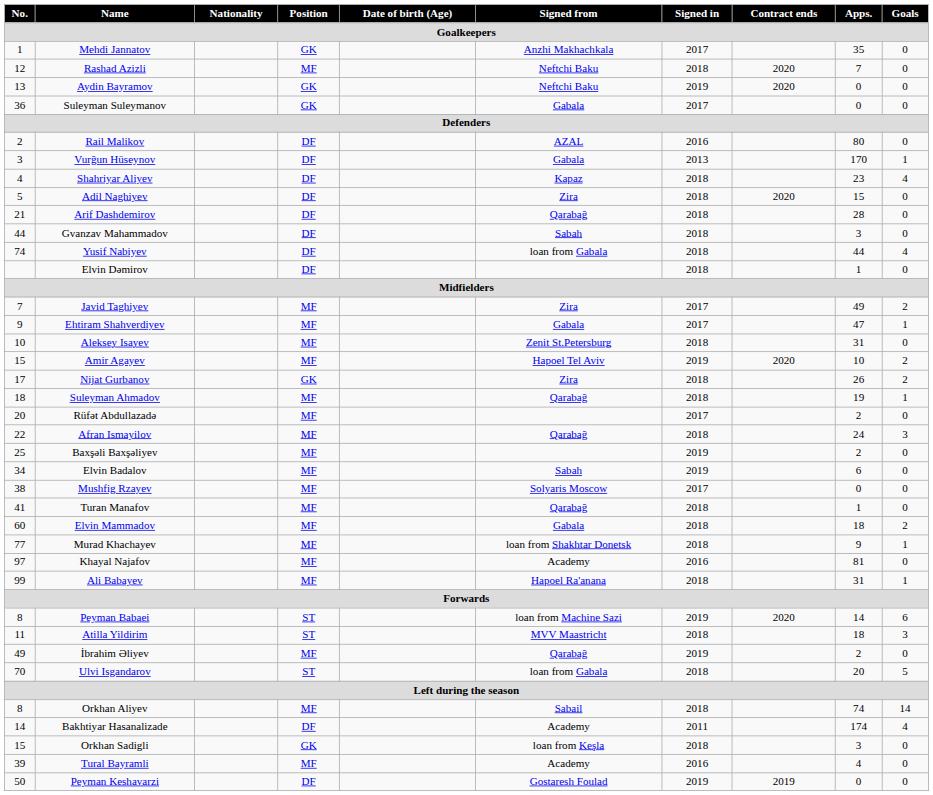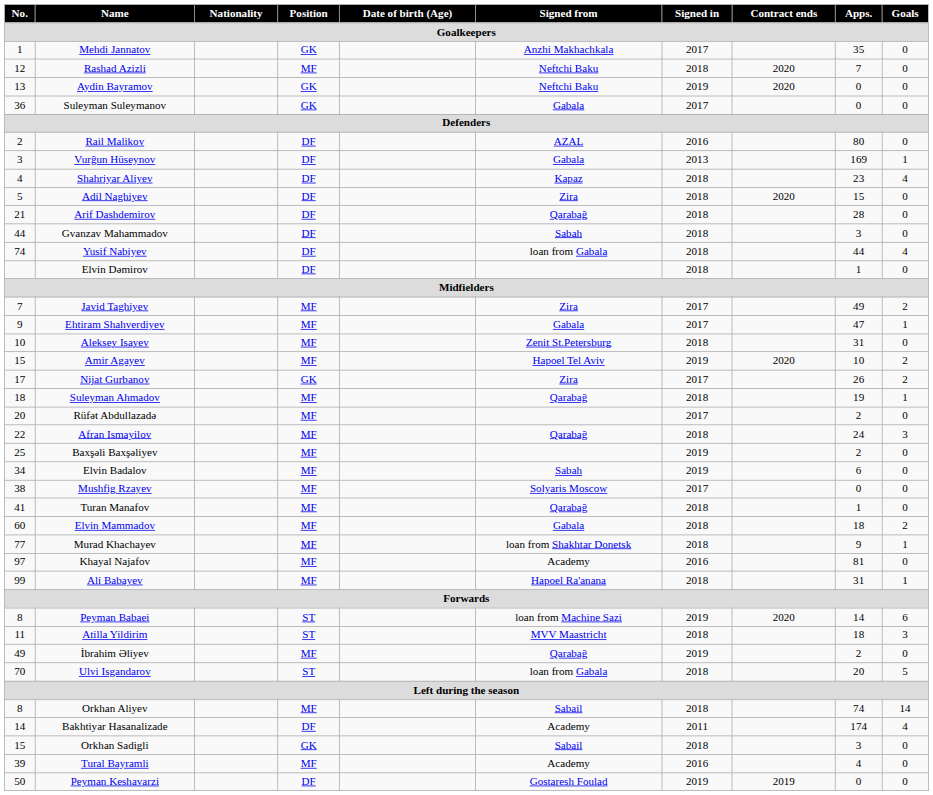(859, 160) 170 -> (859, 160) 169
(697, 379) 2018 -> (697, 379) 2017
(569, 745) loan from Keşla -> (569, 745) Sabail
